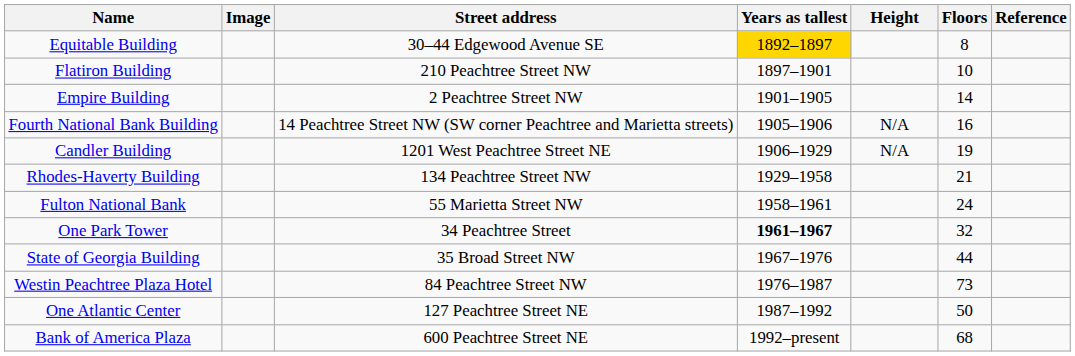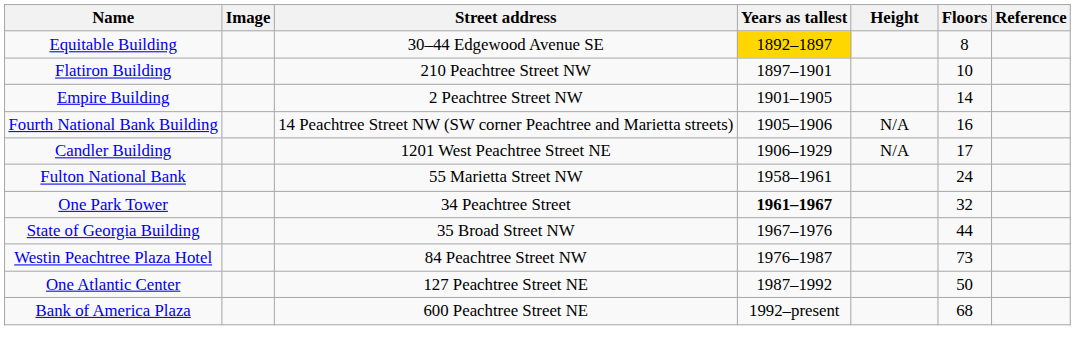(965, 151) 19 -> (965, 151) 17
- row: (113, 177)
